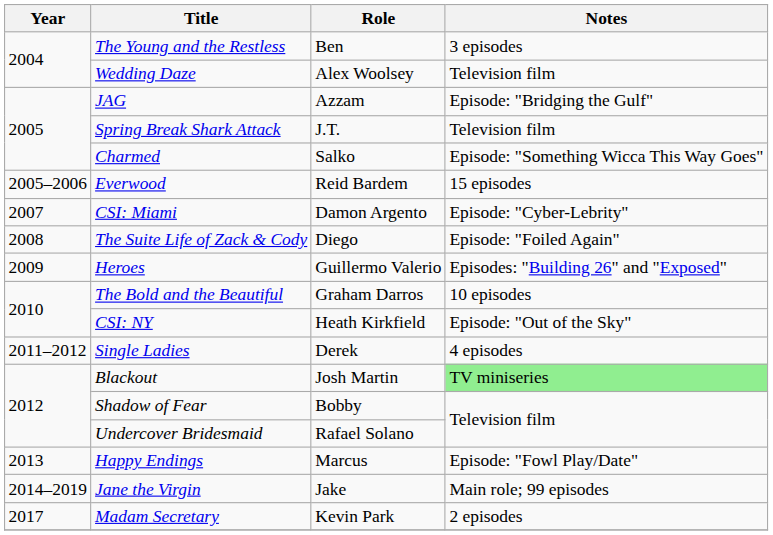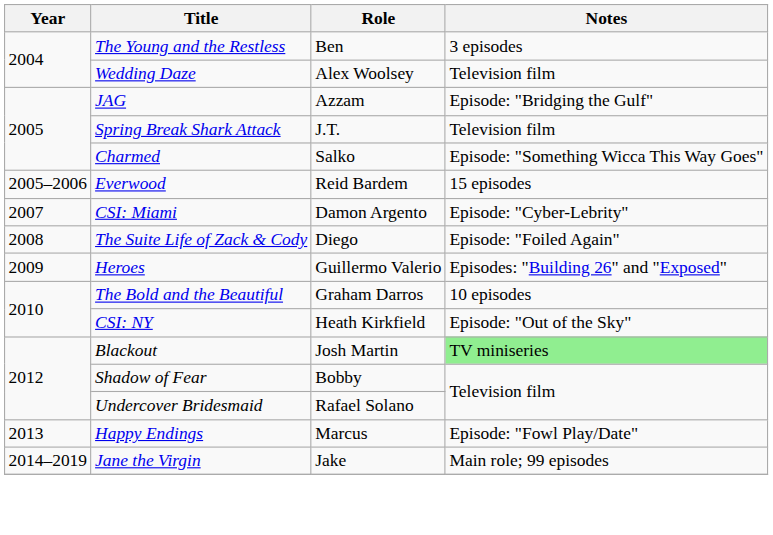- row: (142, 350)
- row: (157, 516)
